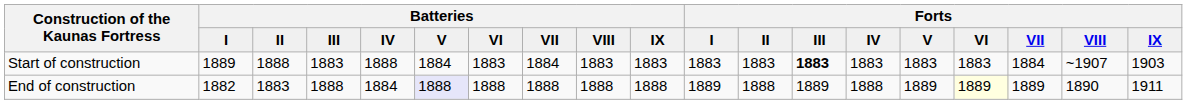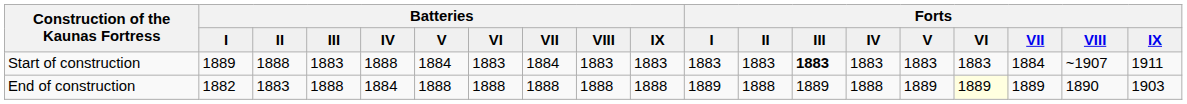(1148, 63) 1903 -> (1147, 63) 1911
(435, 87) lavender background -> (435, 87) no background
(1147, 87) 1911 -> (1148, 87) 1903
